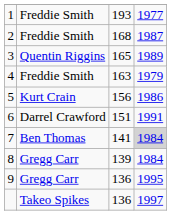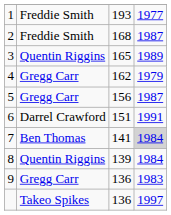(57, 76) Freddie Smith -> (49, 76) Gregg Carr
(122, 76) 163 -> (122, 76) 162
(48, 96) Kurt Crain -> (49, 96) Gregg Carr
(150, 96) 1986 -> (150, 96) 1987
(49, 158) Gregg Carr -> (63, 158) Quentin Riggins
(150, 179) 1995 -> (150, 179) 1983
